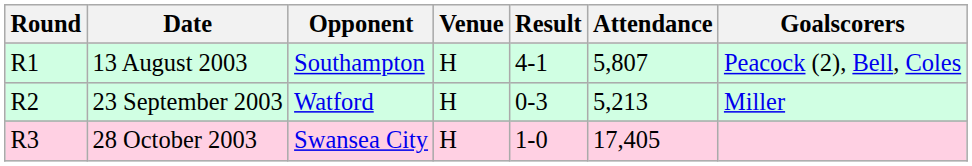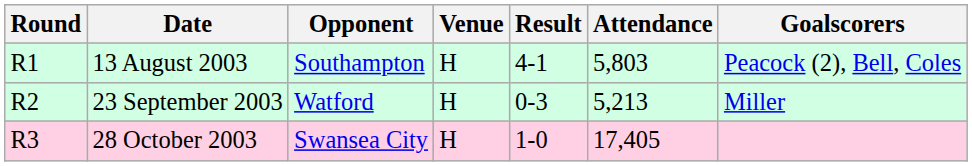(620, 62) 5,807 -> (620, 62) 5,803
